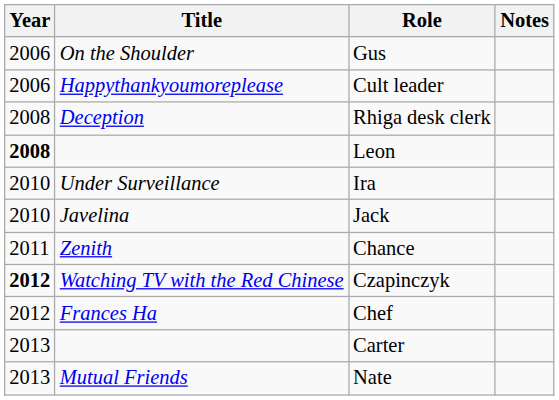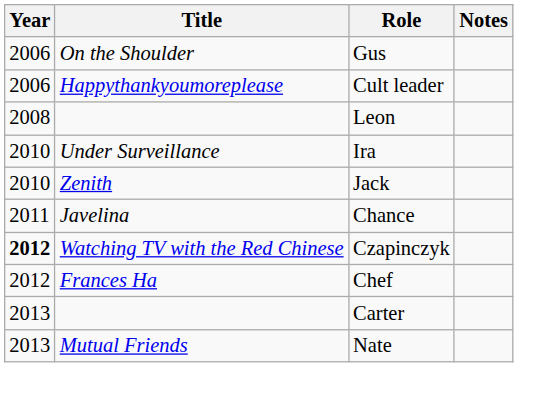- row: (422, 118)
(30, 150) bold -> (30, 118) normal
(94, 215) Javelina -> (86, 183) Zenith
(86, 248) Zenith -> (94, 215) Javelina
